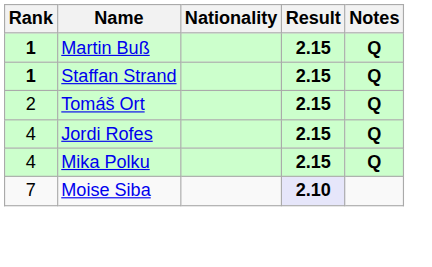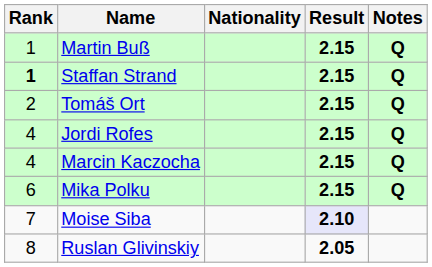(31, 47) bold -> (31, 47) normal
+ row: (131, 162)
(31, 162) 4 -> (31, 190) 6
+ row: (130, 248)
